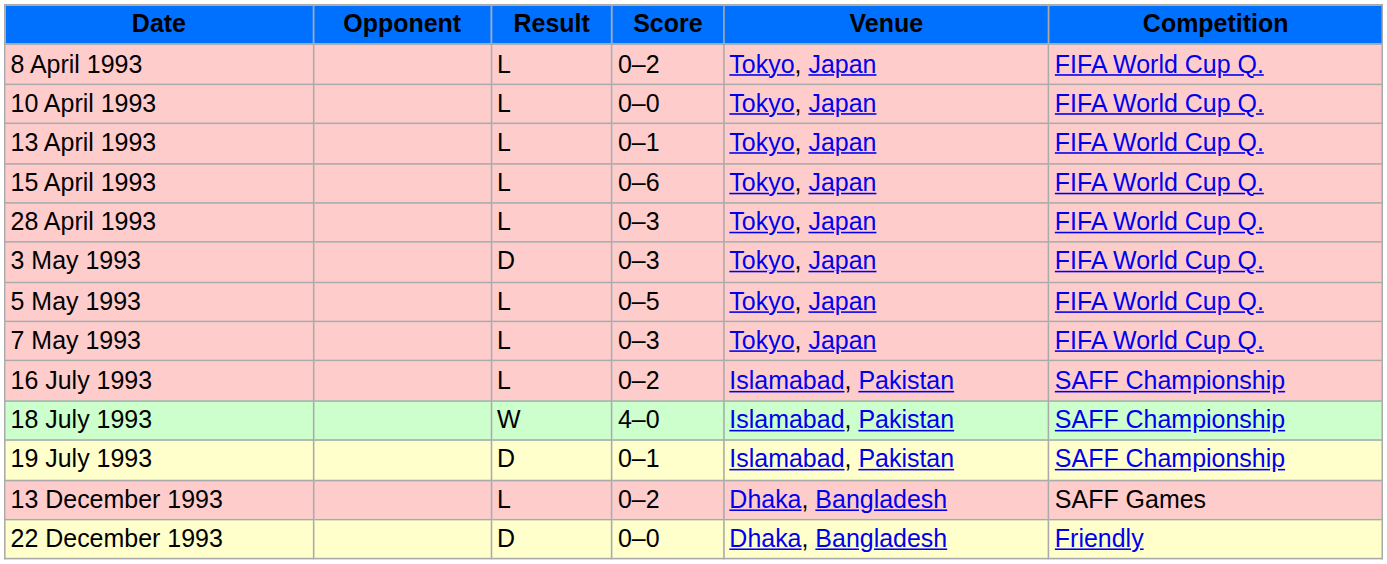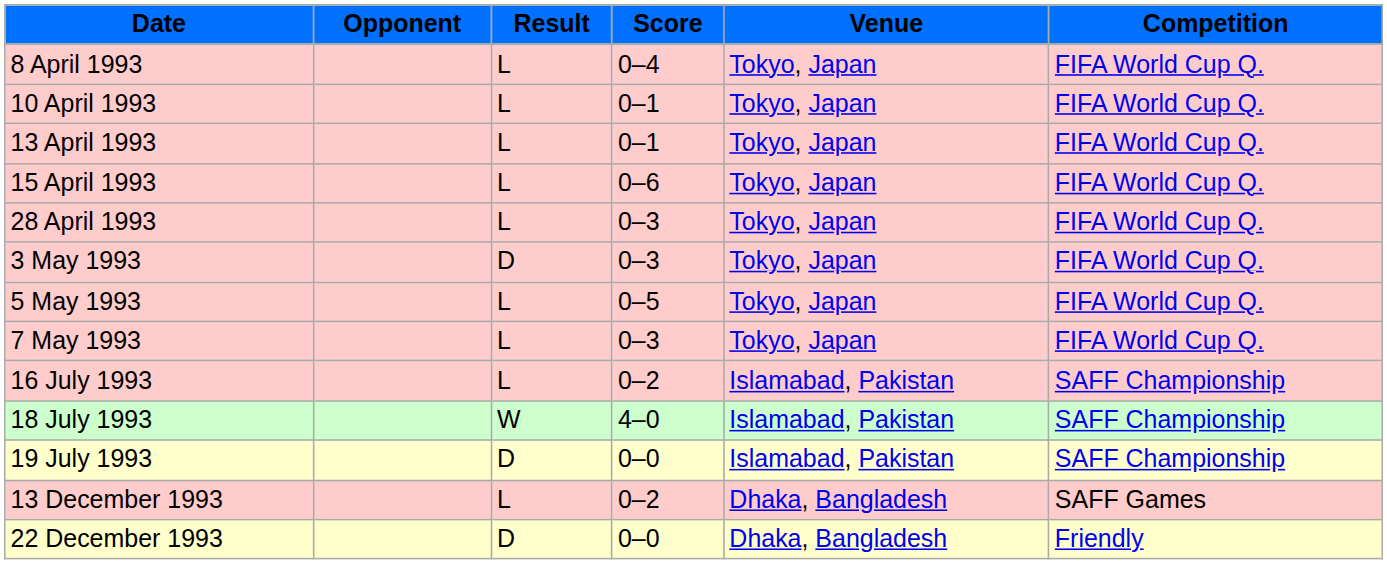(639, 63) 0–2 -> (639, 63) 0–4
(639, 103) 0–0 -> (639, 103) 0–1
(639, 459) 0–1 -> (639, 459) 0–0
